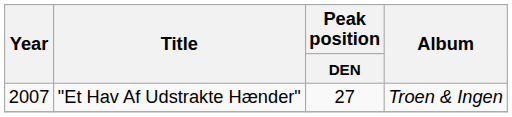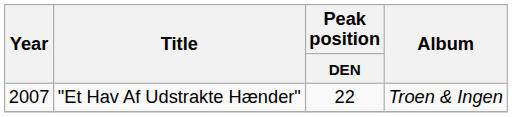(345, 97) 27 -> (345, 97) 22
